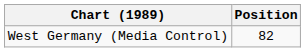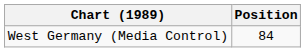(266, 37) 82 -> (266, 37) 84
